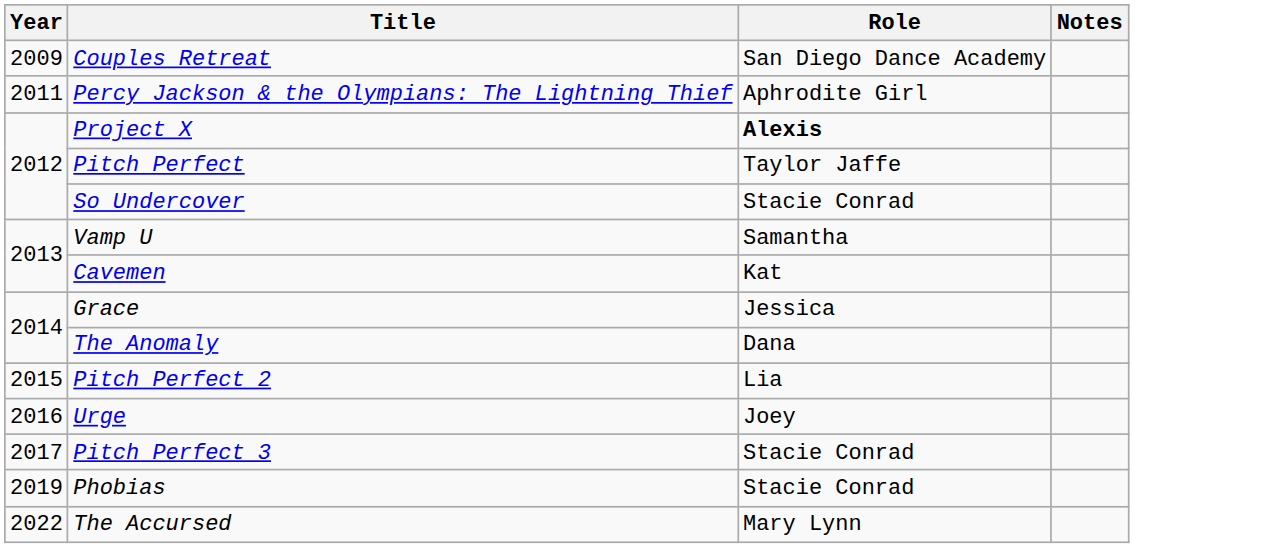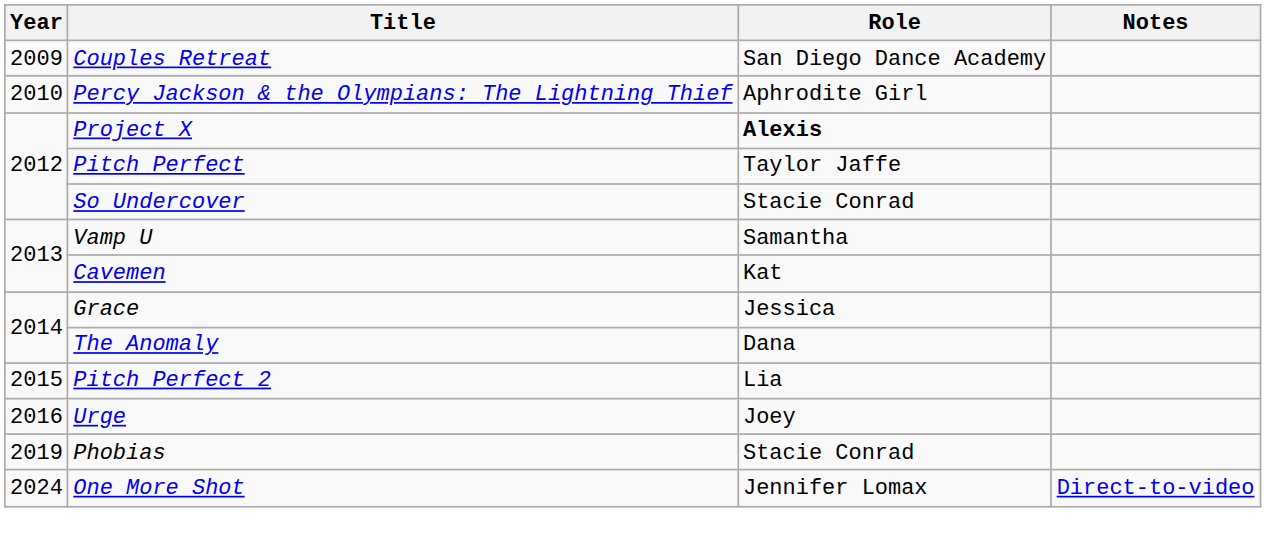(36, 94) 2011 -> (36, 94) 2010
- row: (172, 452)
- row: (152, 524)
+ row: (159, 488)
